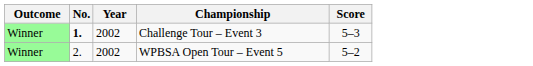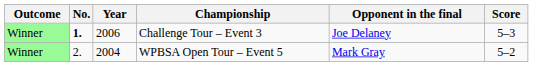+ column: (407, 14)
(108, 33) 2002 -> (108, 33) 2006
(108, 52) 2002 -> (108, 52) 2004
